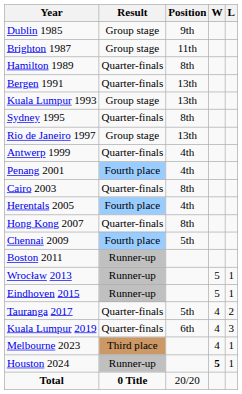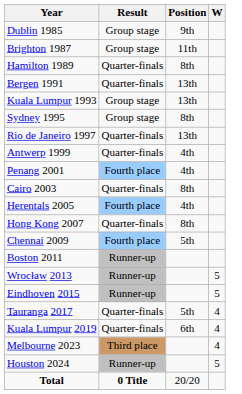- column: (231, 13)
(132, 118) Quarter-finals -> (132, 118) Group stage
(132, 135) Group stage -> (132, 135) Quarter-finals
(217, 363) bold -> (217, 363) normal
